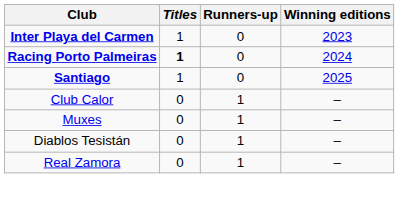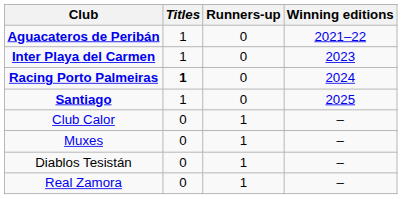+ row: (83, 36)
